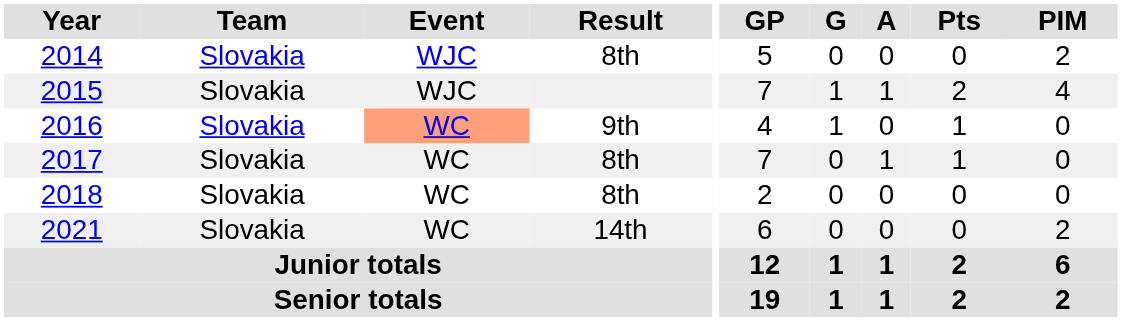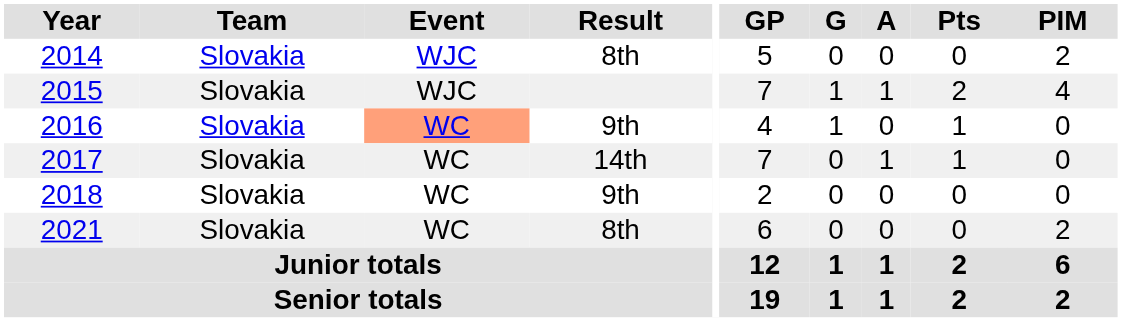(621, 160) 8th -> (620, 160) 14th
(621, 195) 8th -> (621, 195) 9th
(620, 229) 14th -> (621, 229) 8th
